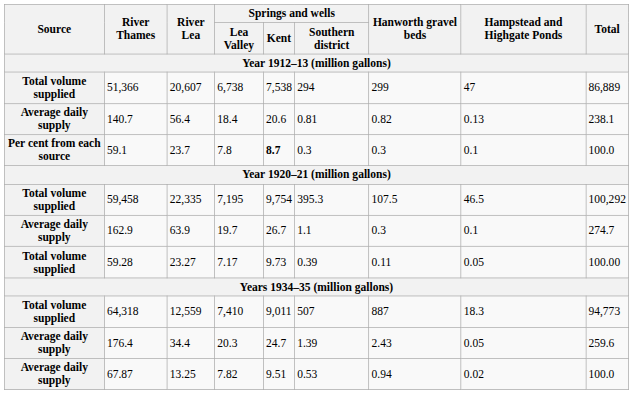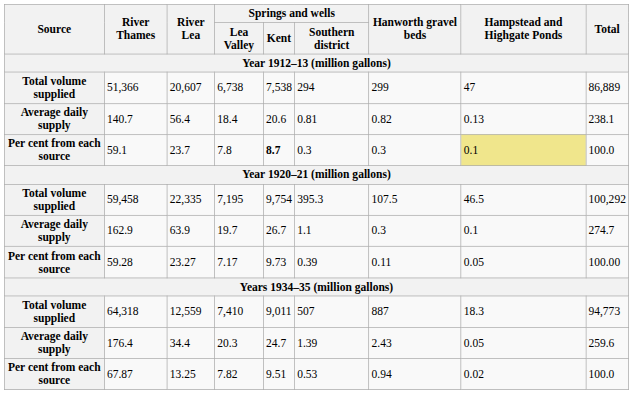(471, 150) no background -> (471, 150) khaki background
(54, 262) Total volume supplied -> (54, 262) Per cent from each source
(54, 374) Average daily supply -> (54, 374) Per cent from each source
